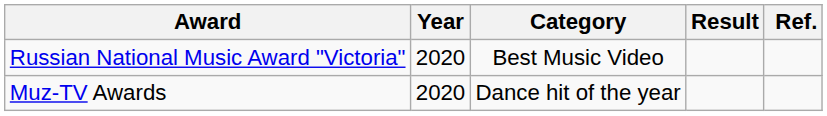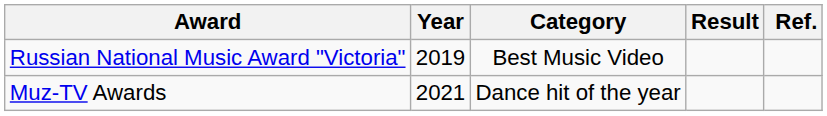(441, 57) 2020 -> (441, 57) 2019
(441, 92) 2020 -> (441, 92) 2021
